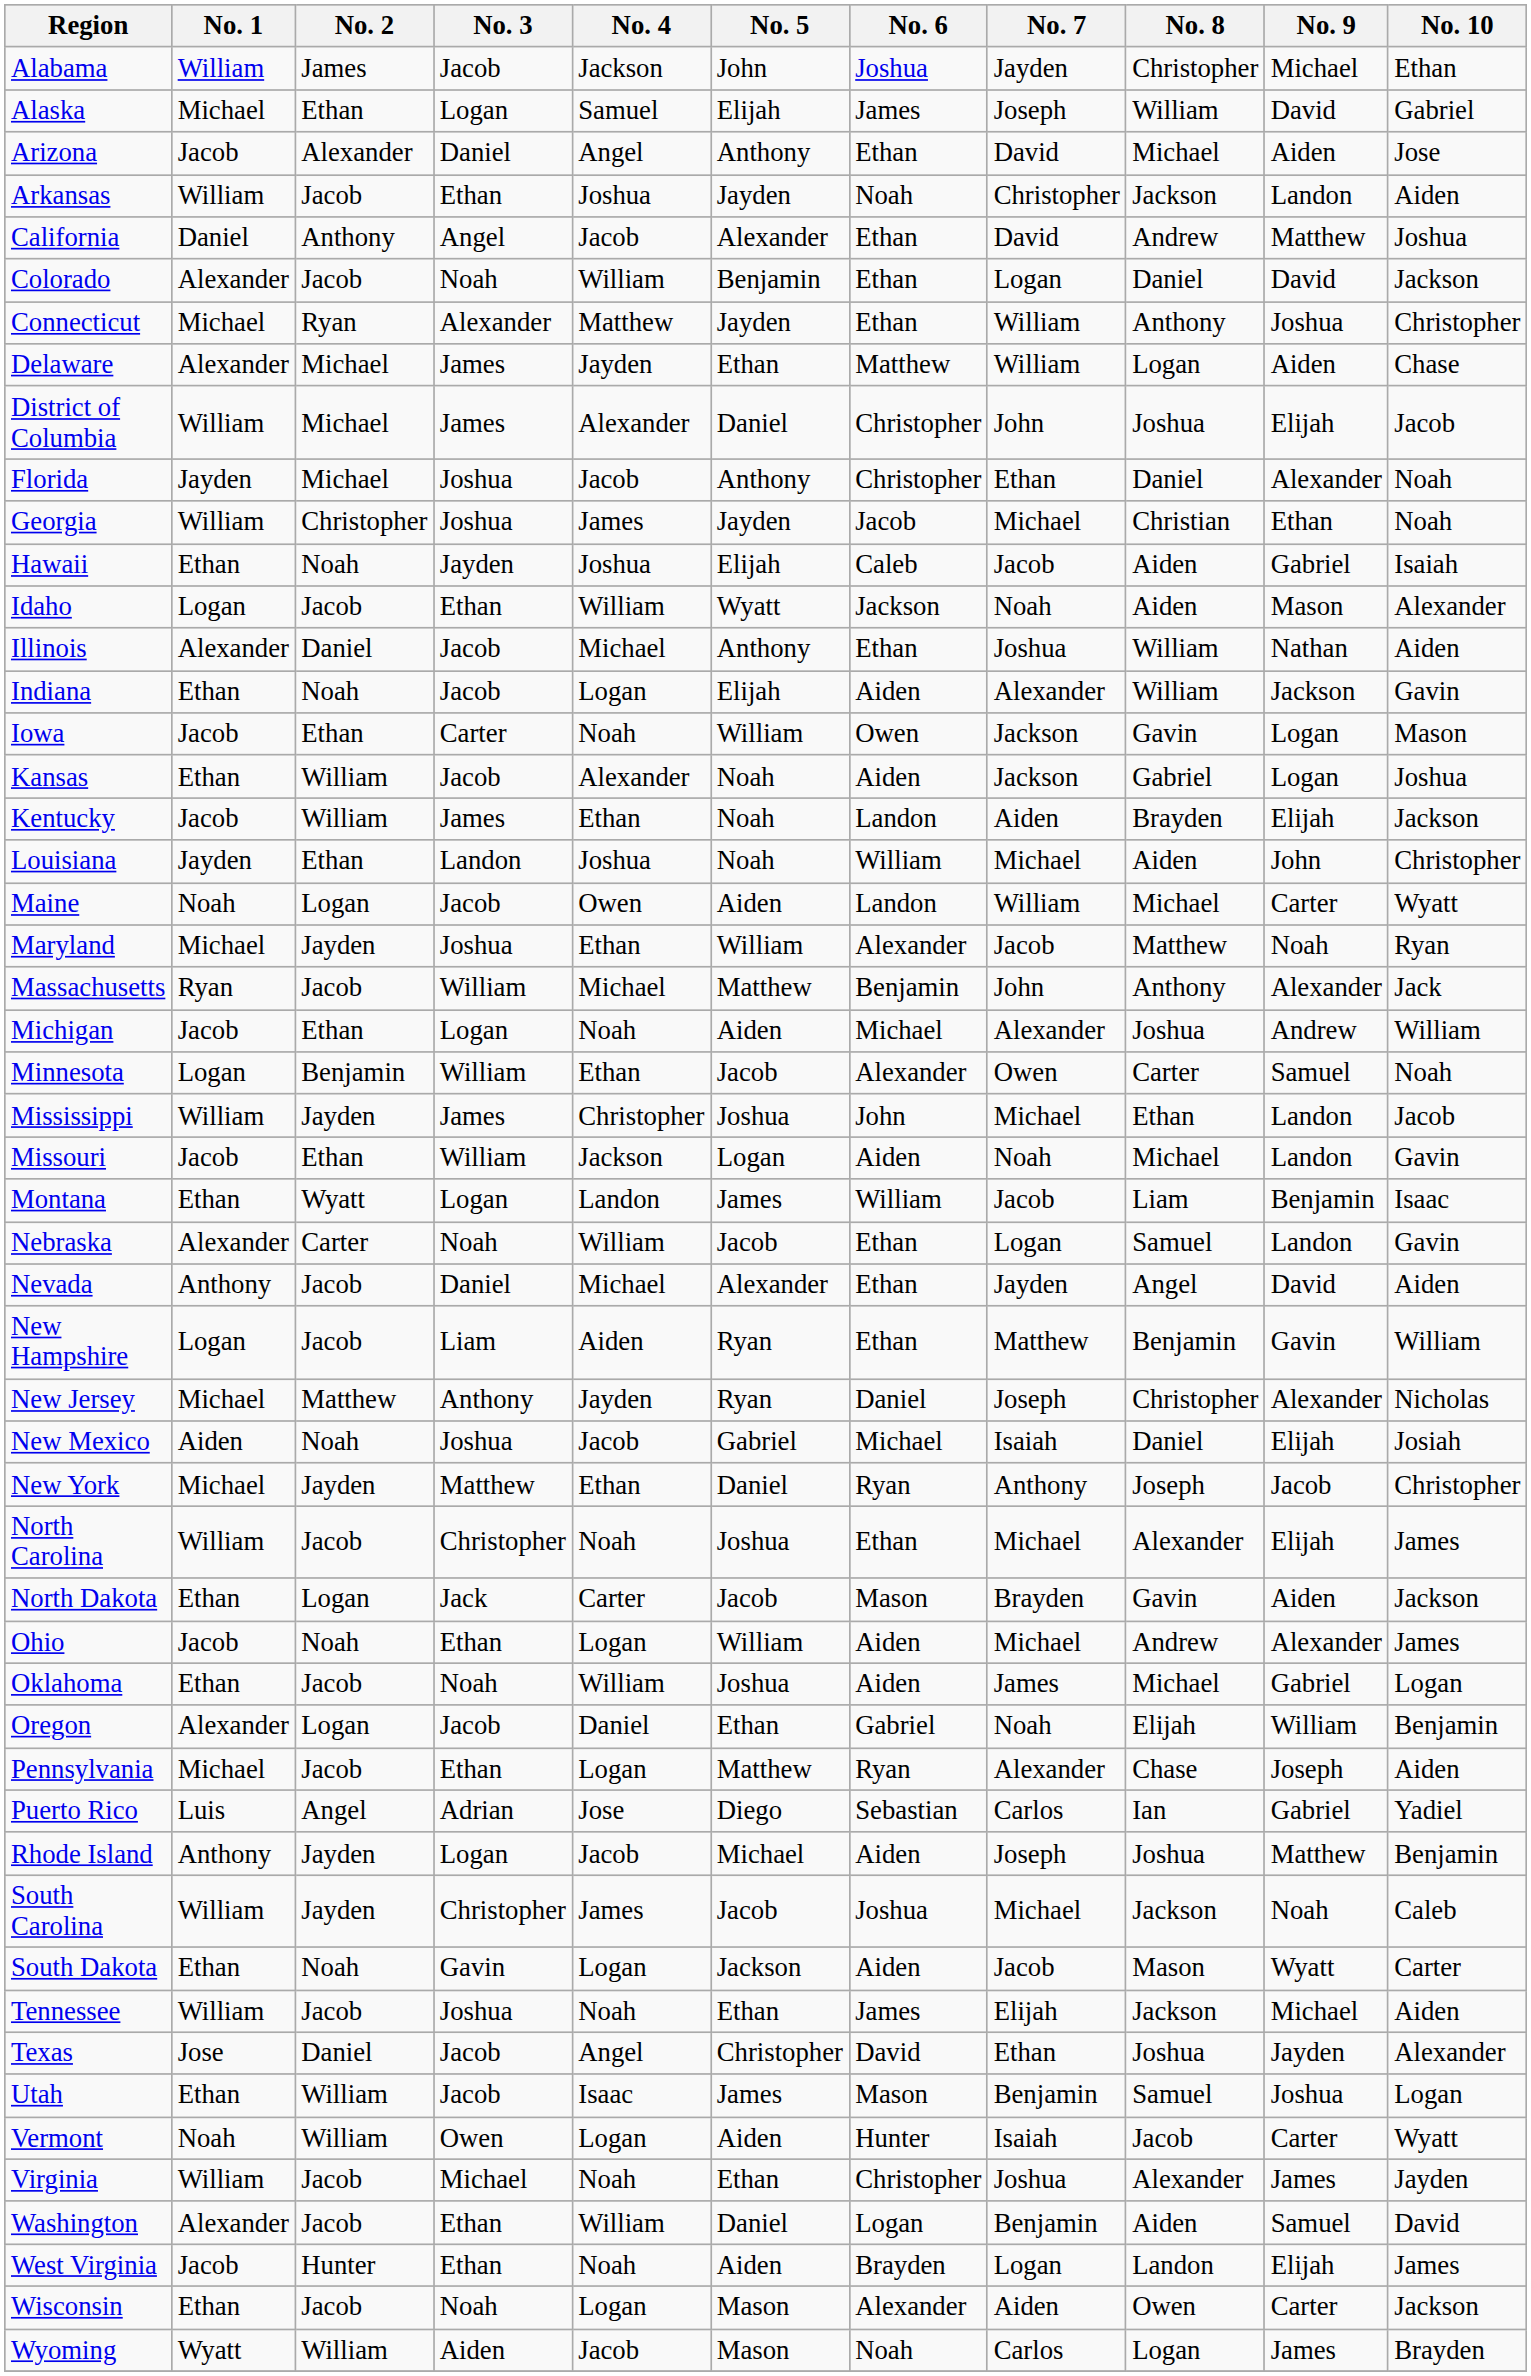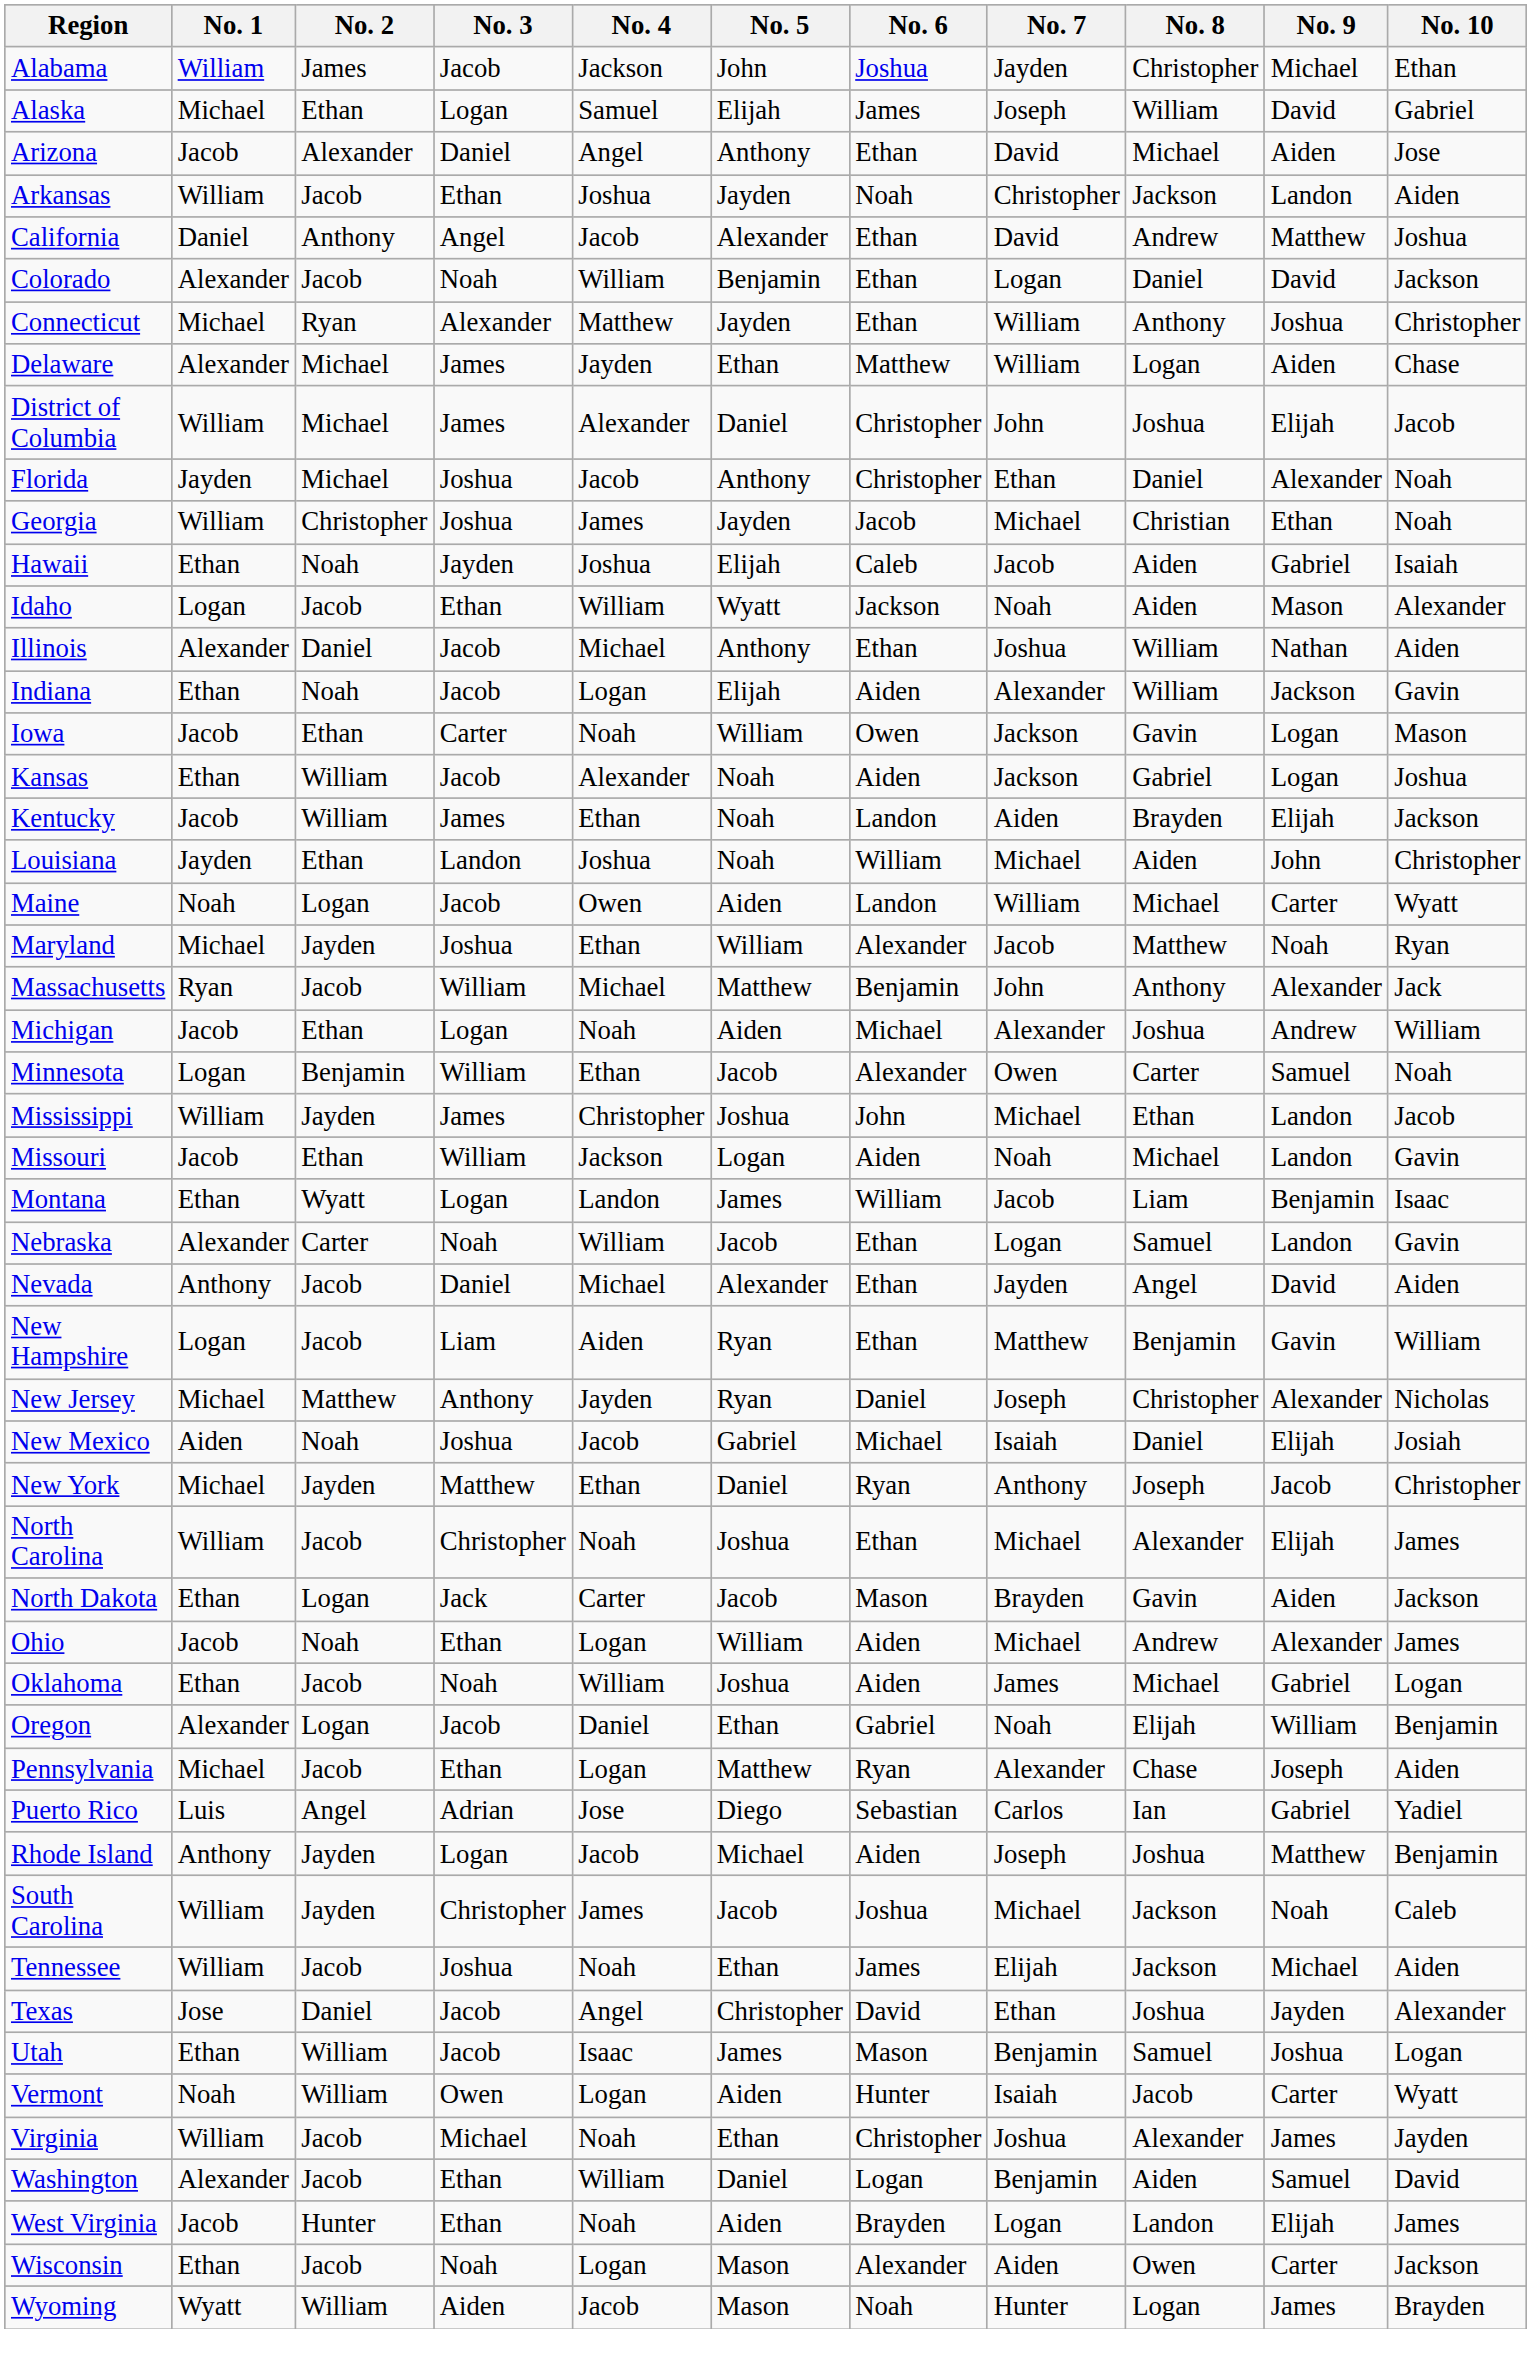- row: (84, 1968)
(1029, 2349) Carlos -> (1031, 2307) Hunter
